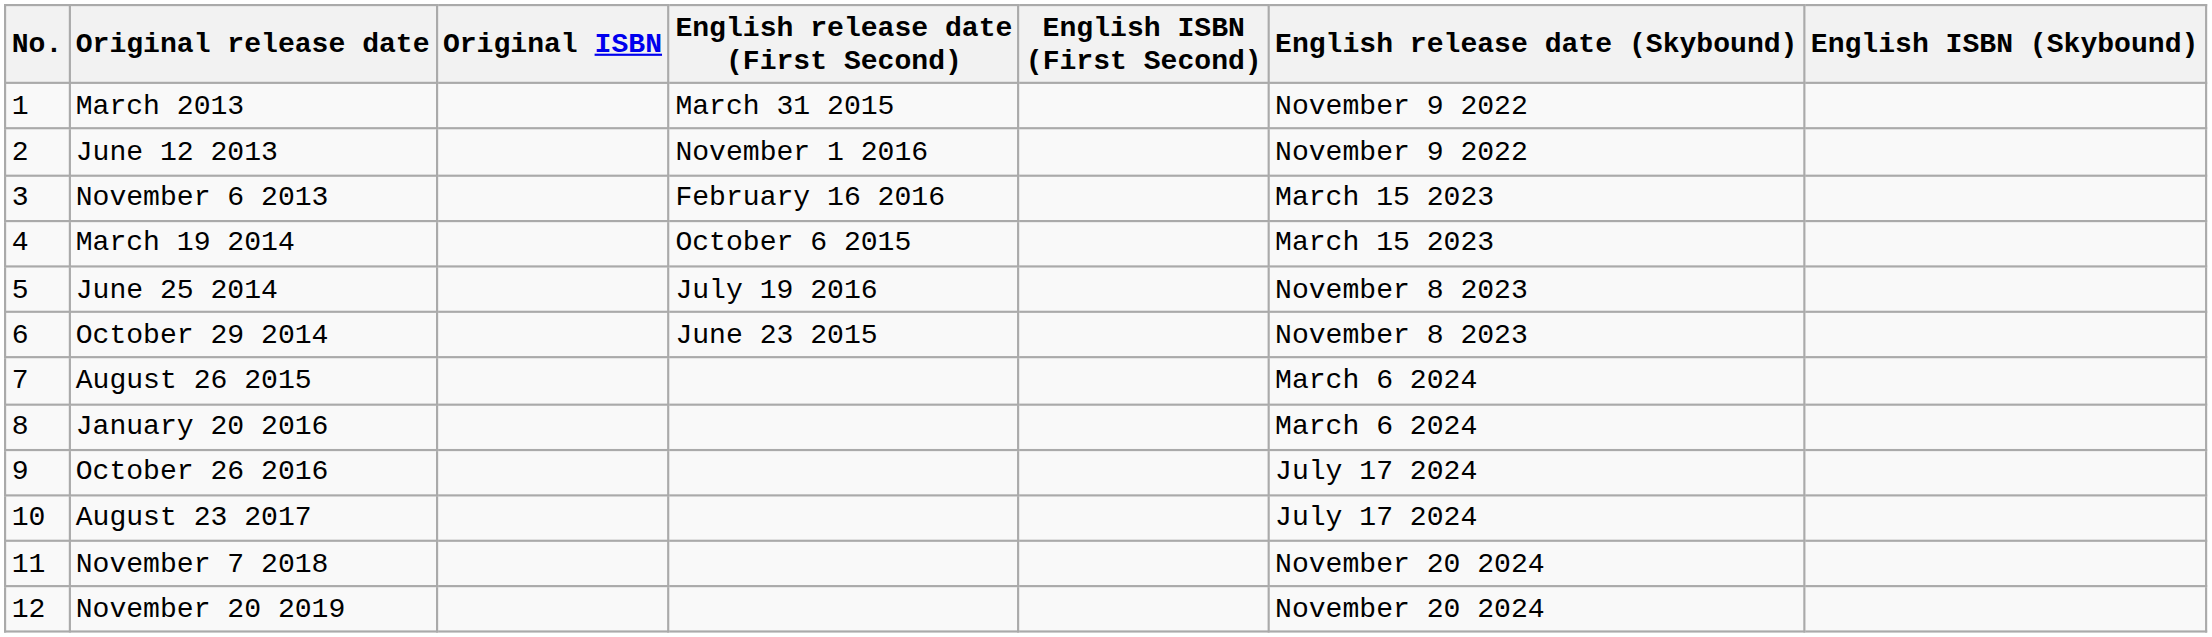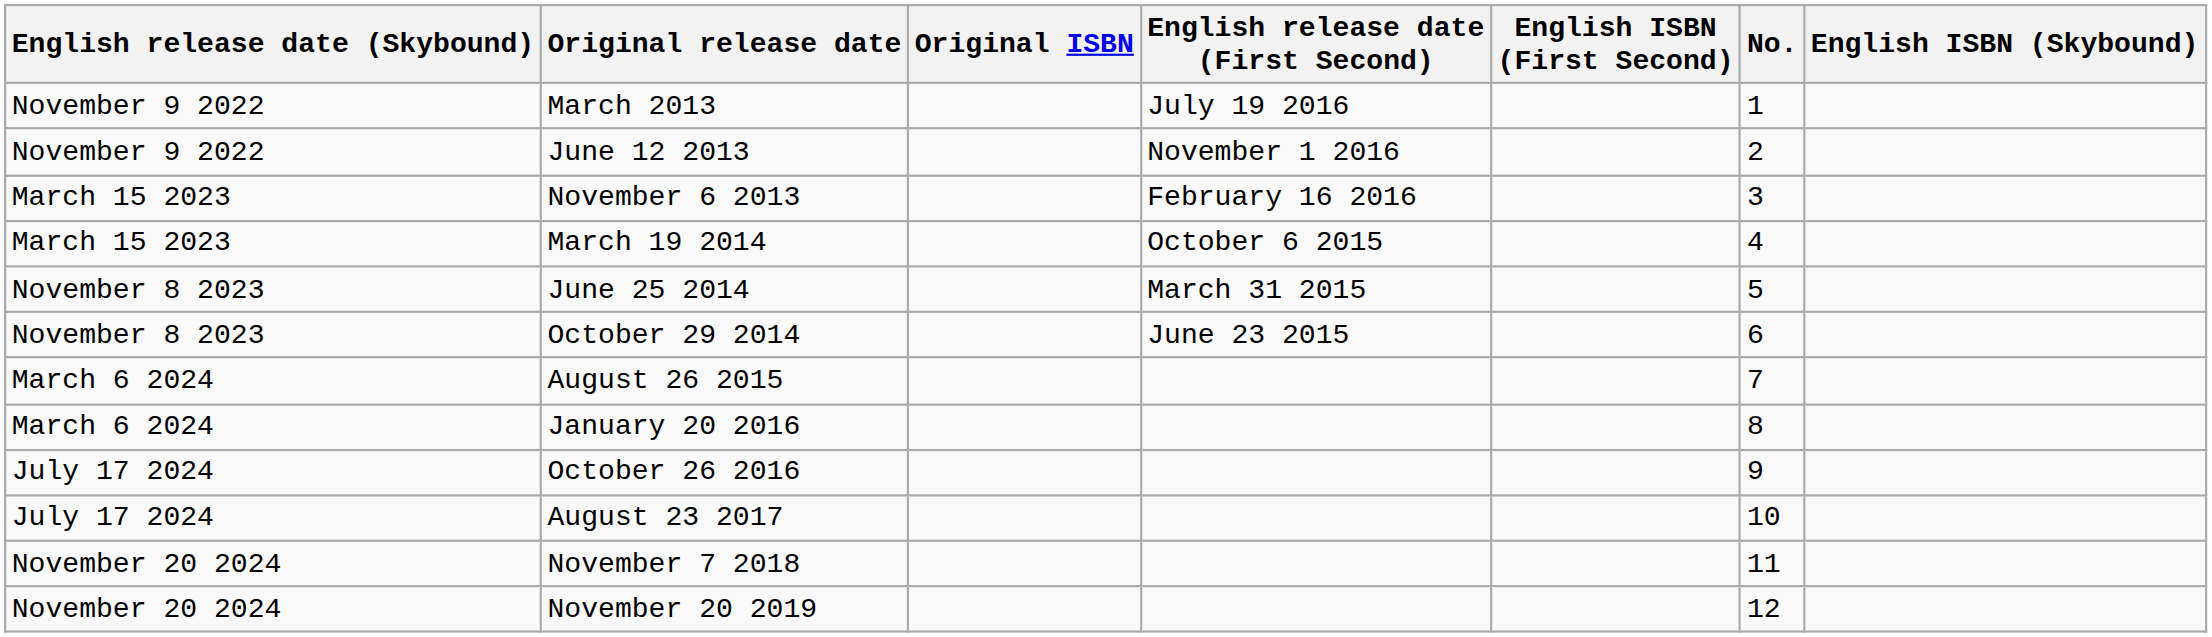columns swapped: (37, 44) <-> (1536, 44)
(785, 106) March 31 2015 -> (1248, 106) July 19 2016
(777, 289) July 19 2016 -> (1257, 289) March 31 2015
